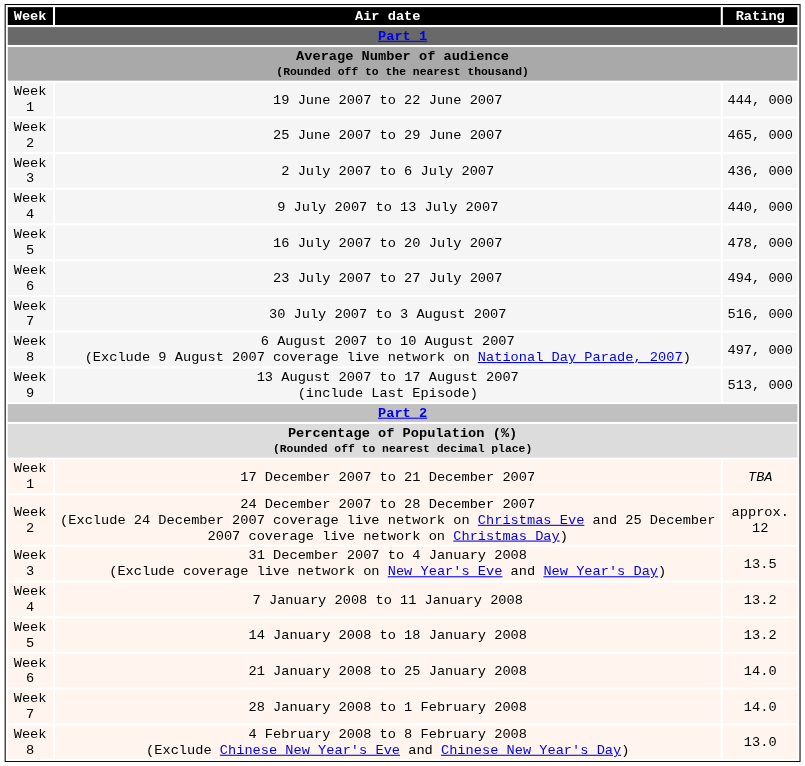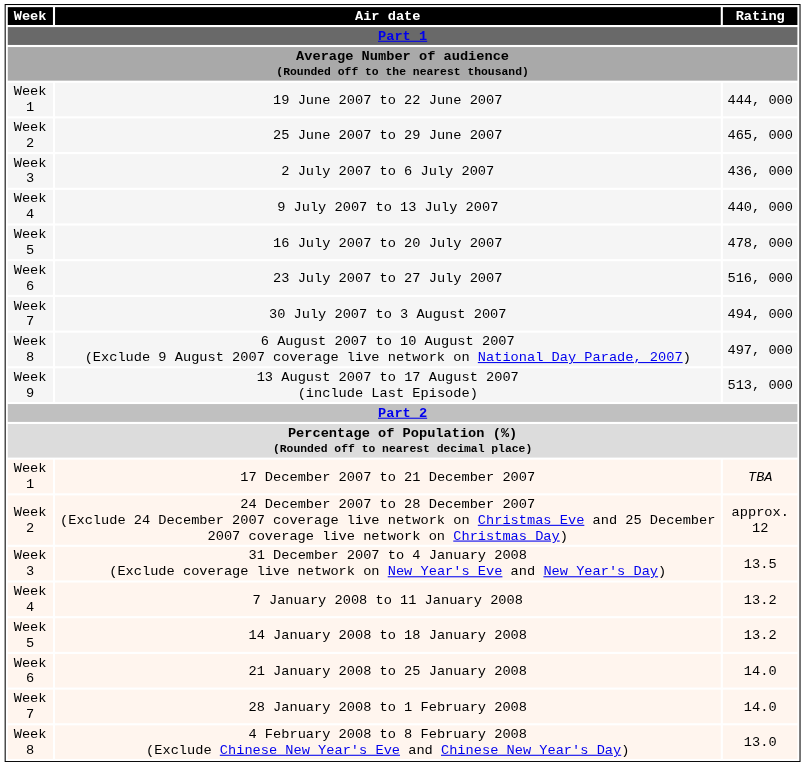(760, 278) 494, 000 -> (760, 278) 516, 000
(760, 314) 516, 000 -> (760, 314) 494, 000
